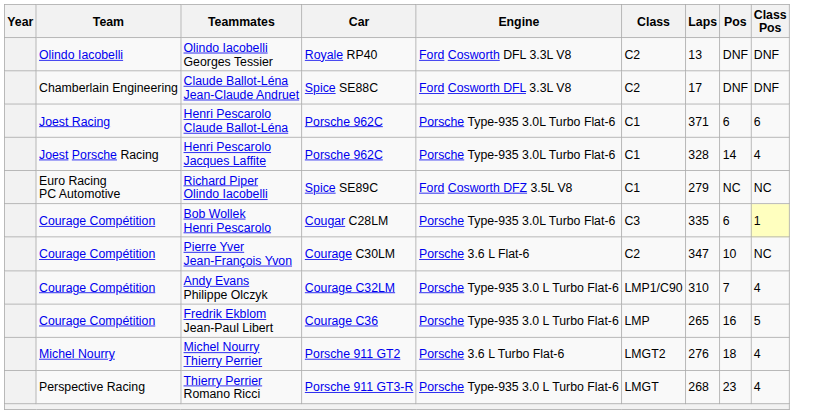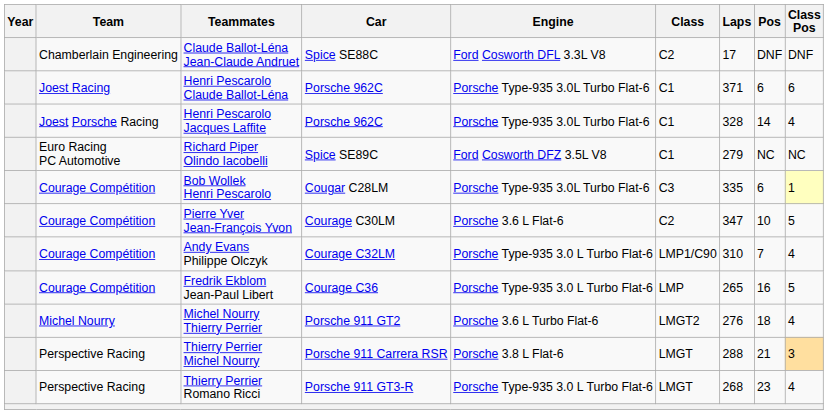- row: (228, 54)
(763, 254) NC -> (791, 221) 5
+ row: (223, 354)
